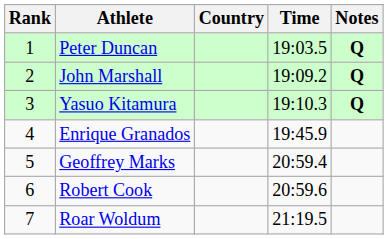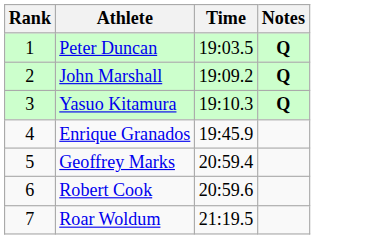- column: (231, 18)
